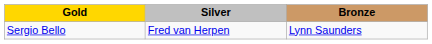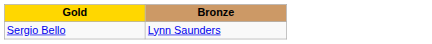- column: (216, 13)
